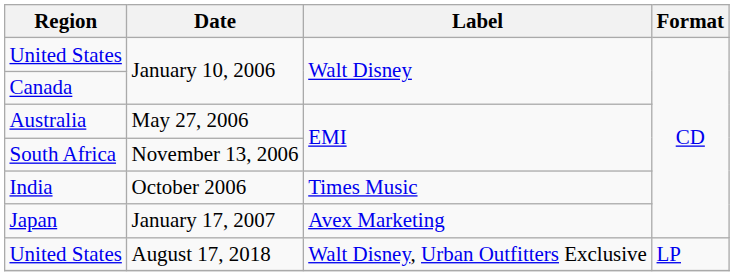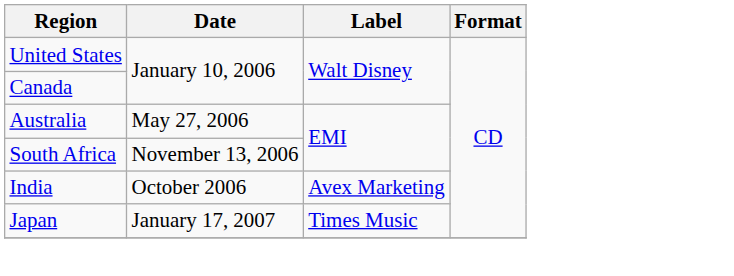(363, 187) Times Music -> (376, 187) Avex Marketing
(376, 220) Avex Marketing -> (363, 220) Times Music
- row: (66, 253)
